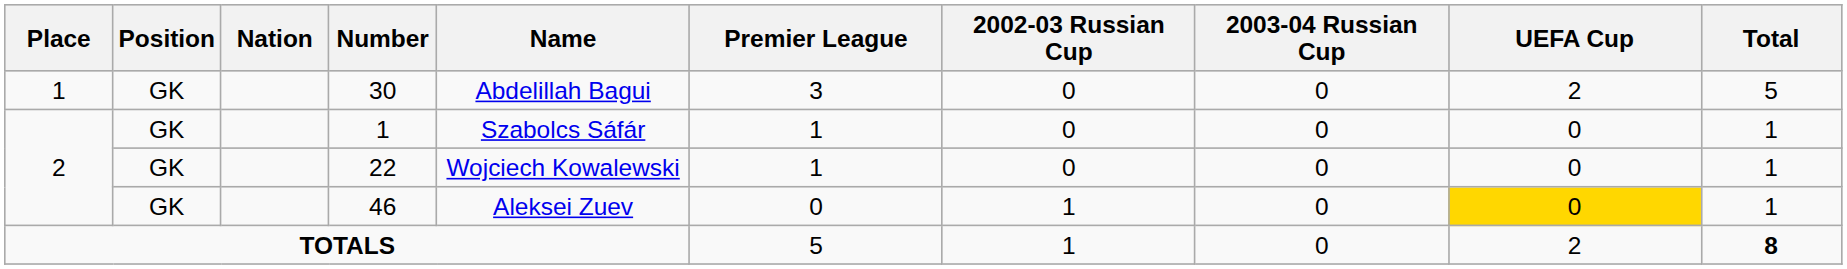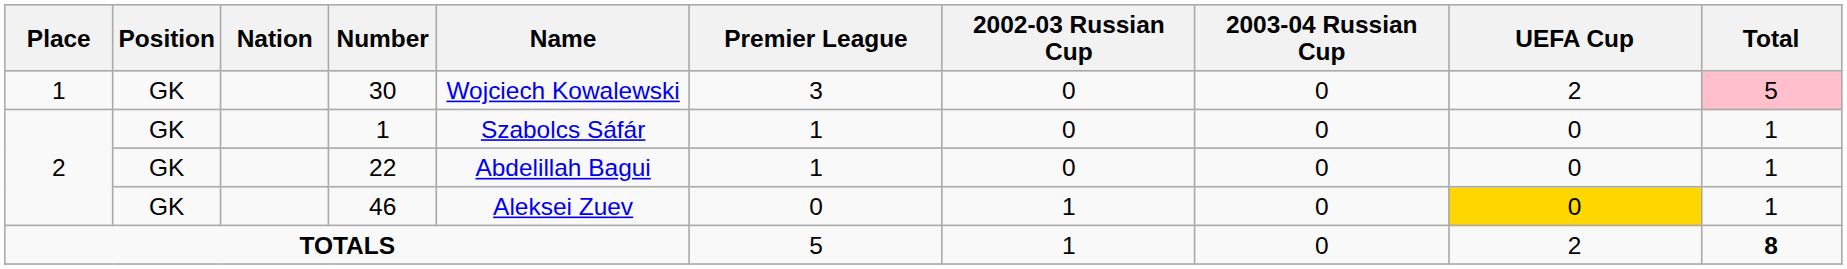(563, 90) Abdelillah Bagui -> (563, 90) Wojciech Kowalewski
(1771, 90) no background -> (1771, 90) pink background
(563, 168) Wojciech Kowalewski -> (563, 168) Abdelillah Bagui
